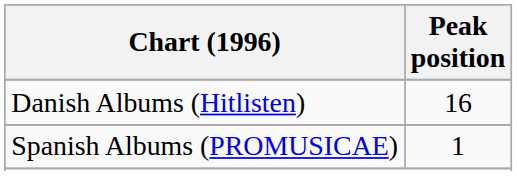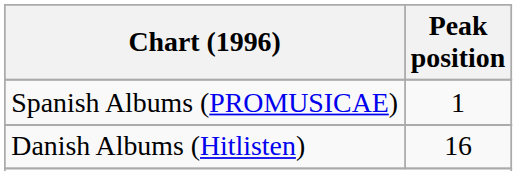rows swapped: (158, 102) <-> (205, 146)
